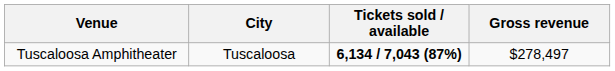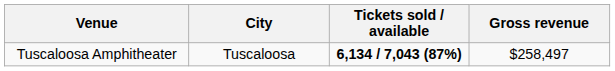(539, 54) $278,497 -> (539, 54) $258,497
